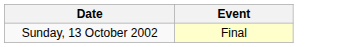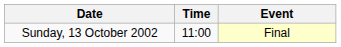+ column: (196, 14)
